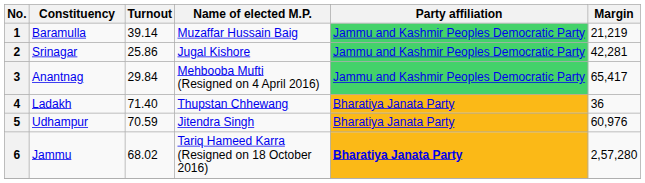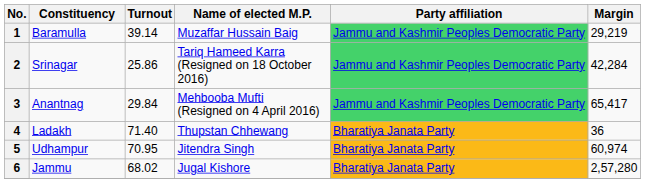(609, 33) 21,219 -> (609, 33) 29,219
(214, 52) Jugal Kishore -> (245, 65) Tariq Hameed Karra (Resigned on 18 October 2016)
(609, 52) 42,281 -> (609, 65) 42,284
(143, 122) 70.59 -> (143, 149) 70.95
(609, 122) 60,976 -> (609, 149) 60,974
(245, 155) Tariq Hameed Karra (Resigned on 18 October 2016) -> (214, 168) Jugal Kishore
(398, 155) bold -> (394, 168) normal
